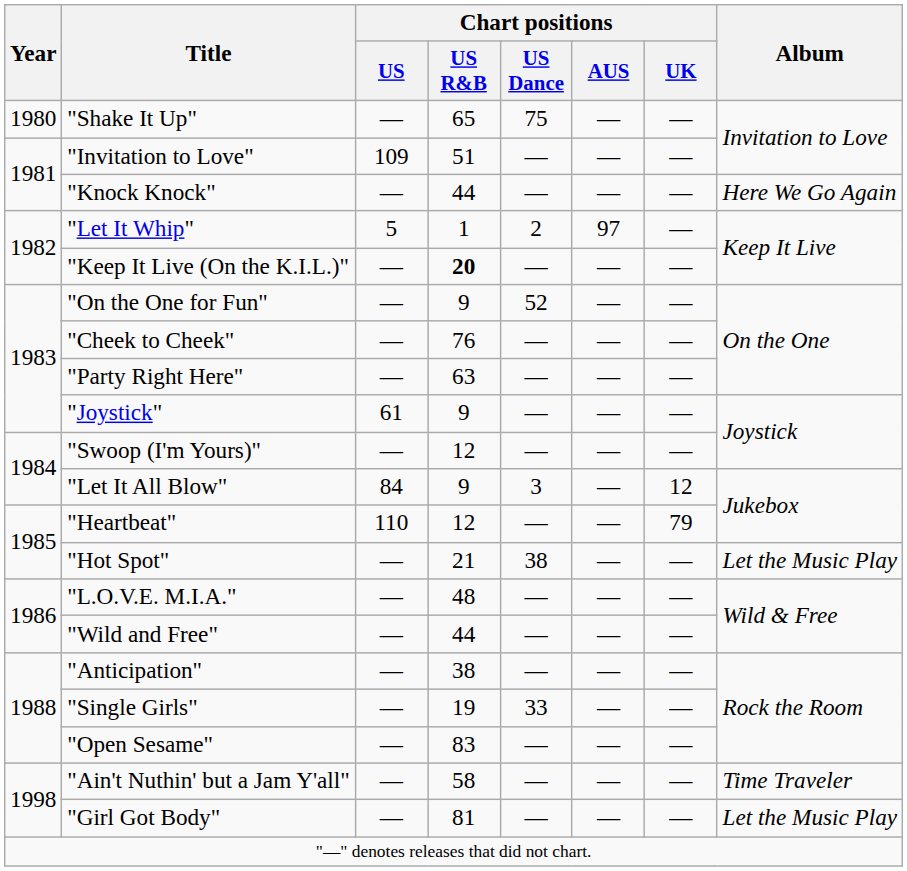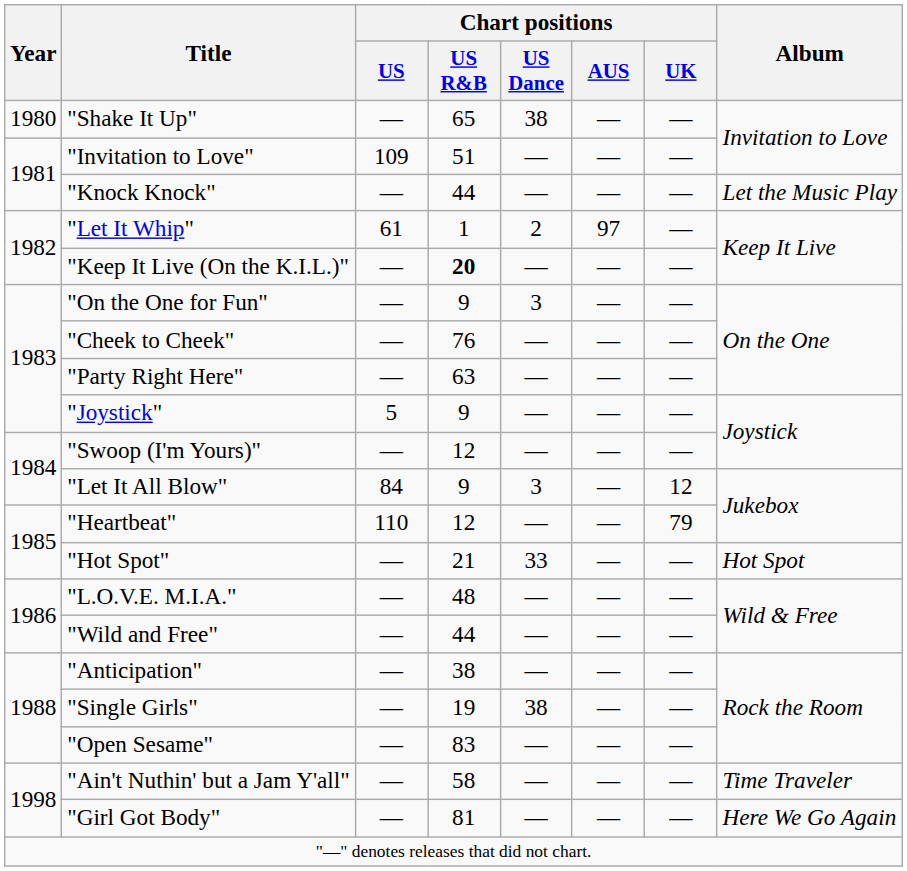(536, 118) 75 -> (536, 118) 38
(809, 192) Here We Go Again -> (810, 192) Let the Music Play
(391, 229) 5 -> (391, 229) 61
(536, 302) 52 -> (536, 302) 3
(391, 413) 61 -> (391, 413) 5
(536, 560) 38 -> (536, 560) 33
(810, 560) Let the Music Play -> (763, 560) Hot Spot
(536, 707) 33 -> (536, 707) 38
(810, 817) Let the Music Play -> (809, 817) Here We Go Again
